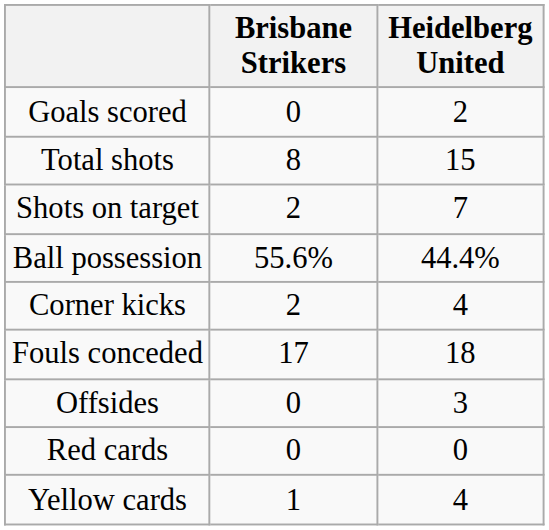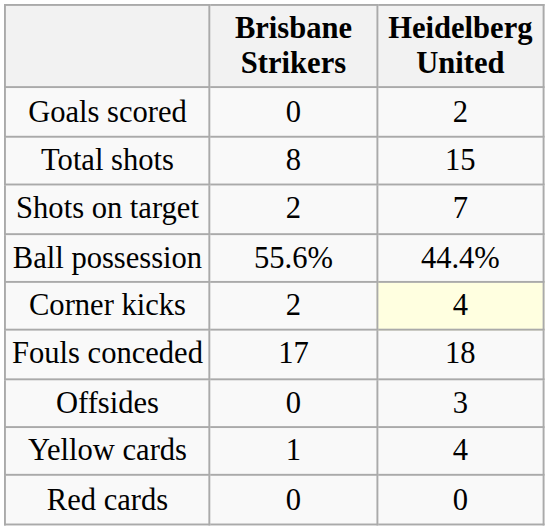(460, 305) no background -> (460, 305) lightyellow background
rows swapped: (107, 499) <-> (107, 450)
